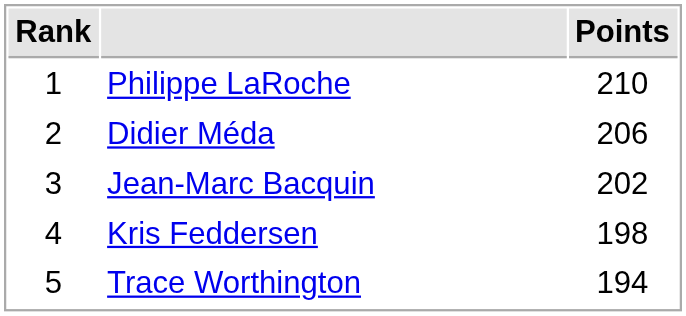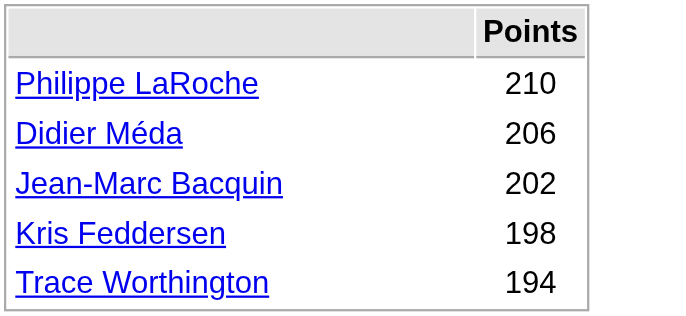- column: (53, 32)
